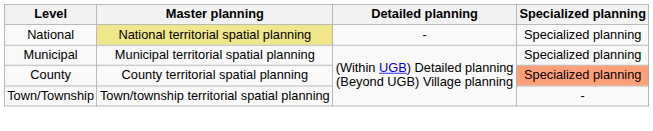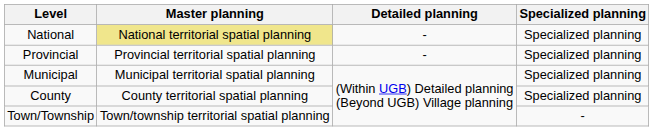+ row: (51, 55)
(583, 75) lightsalmon background -> (583, 95) no background
